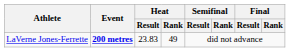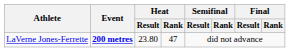(148, 40) 23.83 -> (148, 40) 23.80
(173, 40) 49 -> (173, 40) 47
